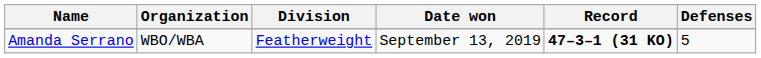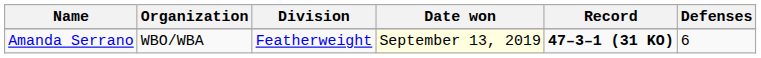(460, 41) no background -> (460, 41) lightyellow background
(685, 41) 5 -> (685, 41) 6
